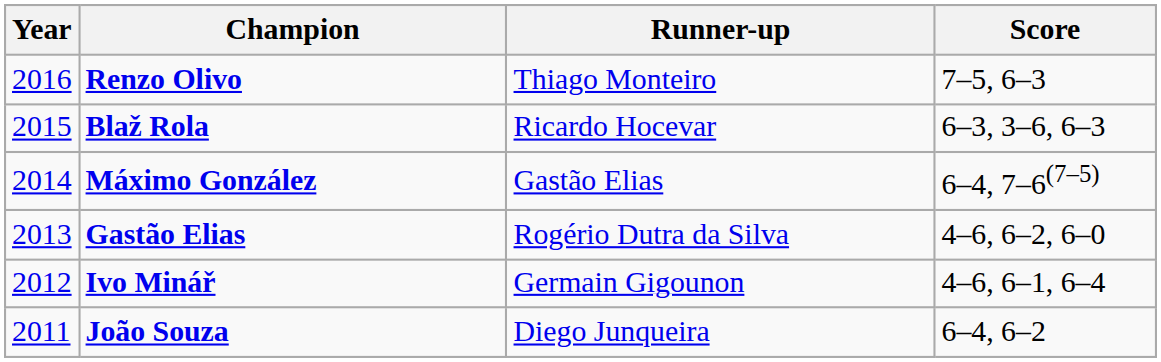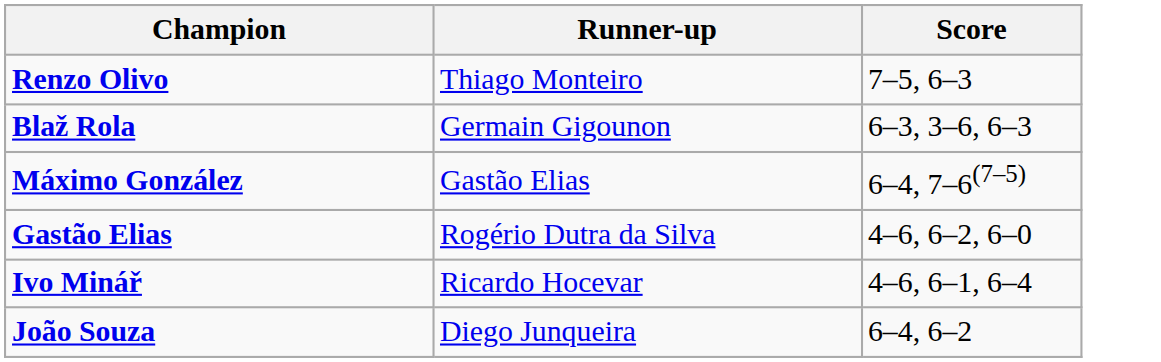- column: (42, 29)
(615, 127) Ricardo Hocevar -> (555, 127) Germain Gigounon
(629, 283) Germain Gigounon -> (541, 283) Ricardo Hocevar
